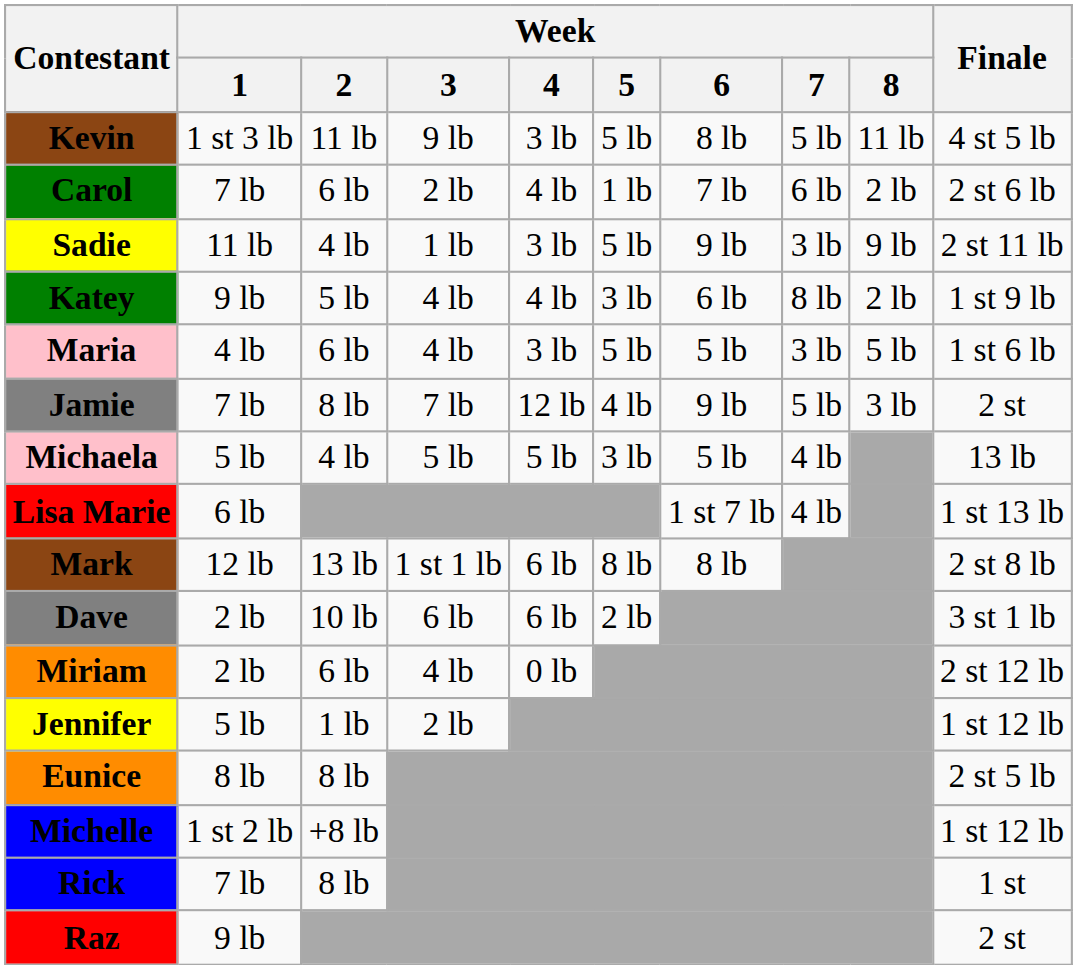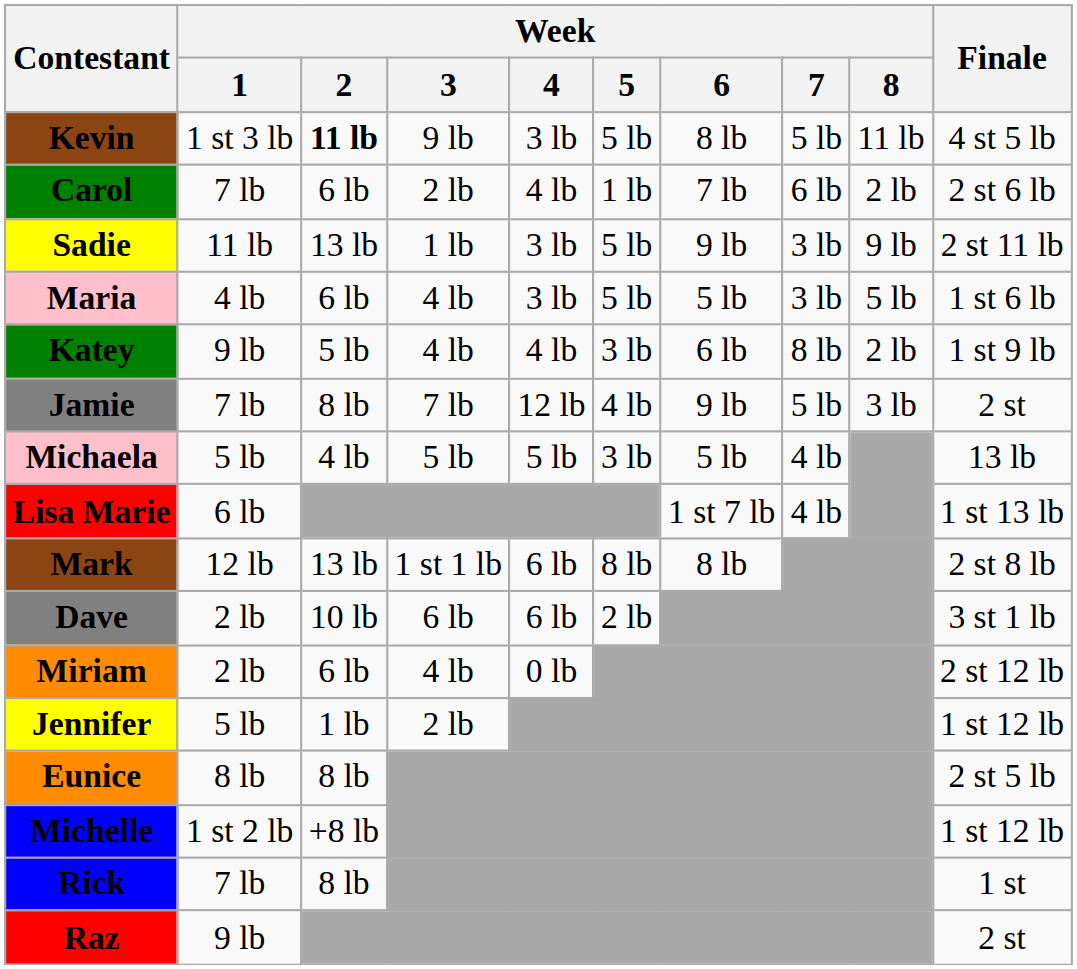(344, 137) normal -> (344, 137) bold
(344, 244) 4 lb -> (344, 244) 13 lb
rows swapped: (92, 350) <-> (92, 297)
